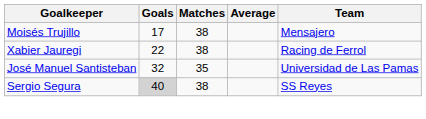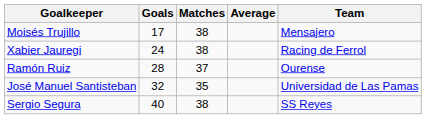(158, 50) 22 -> (158, 50) 24
+ row: (39, 68)
(158, 86) lightgrey background -> (158, 104) no background
